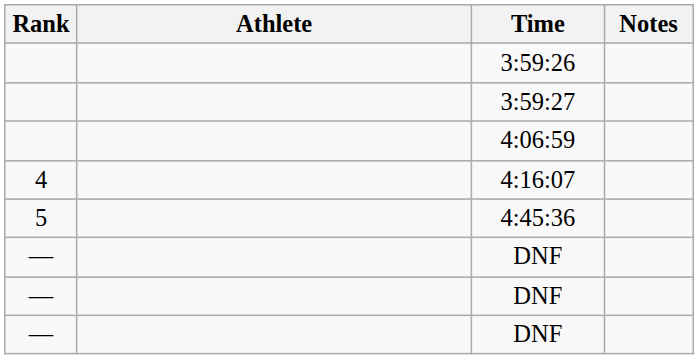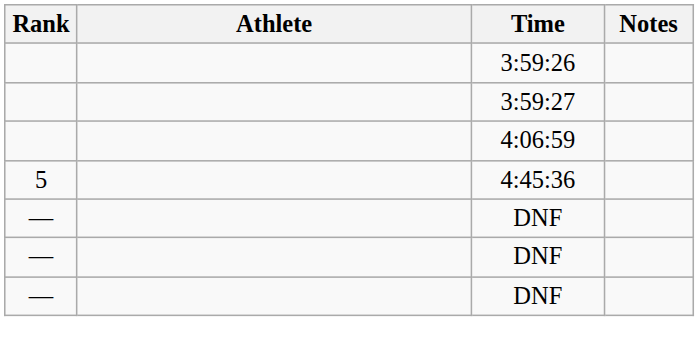- row: (41, 179)
